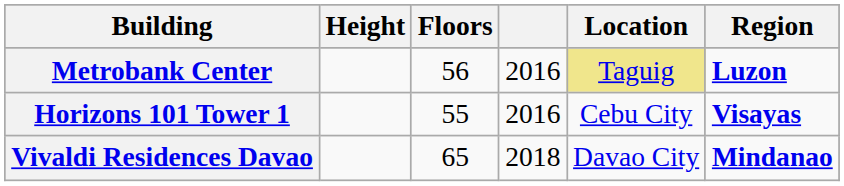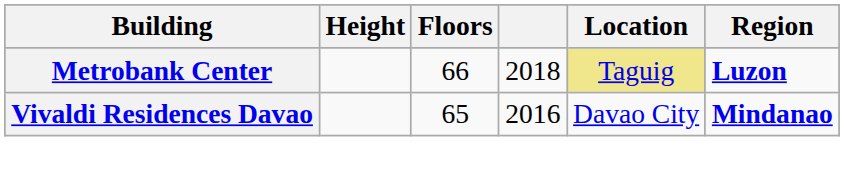(455, 69) 56 -> (455, 69) 66
(533, 69) 2016 -> (533, 69) 2018
- row: (162, 113)
(533, 157) 2018 -> (533, 113) 2016
